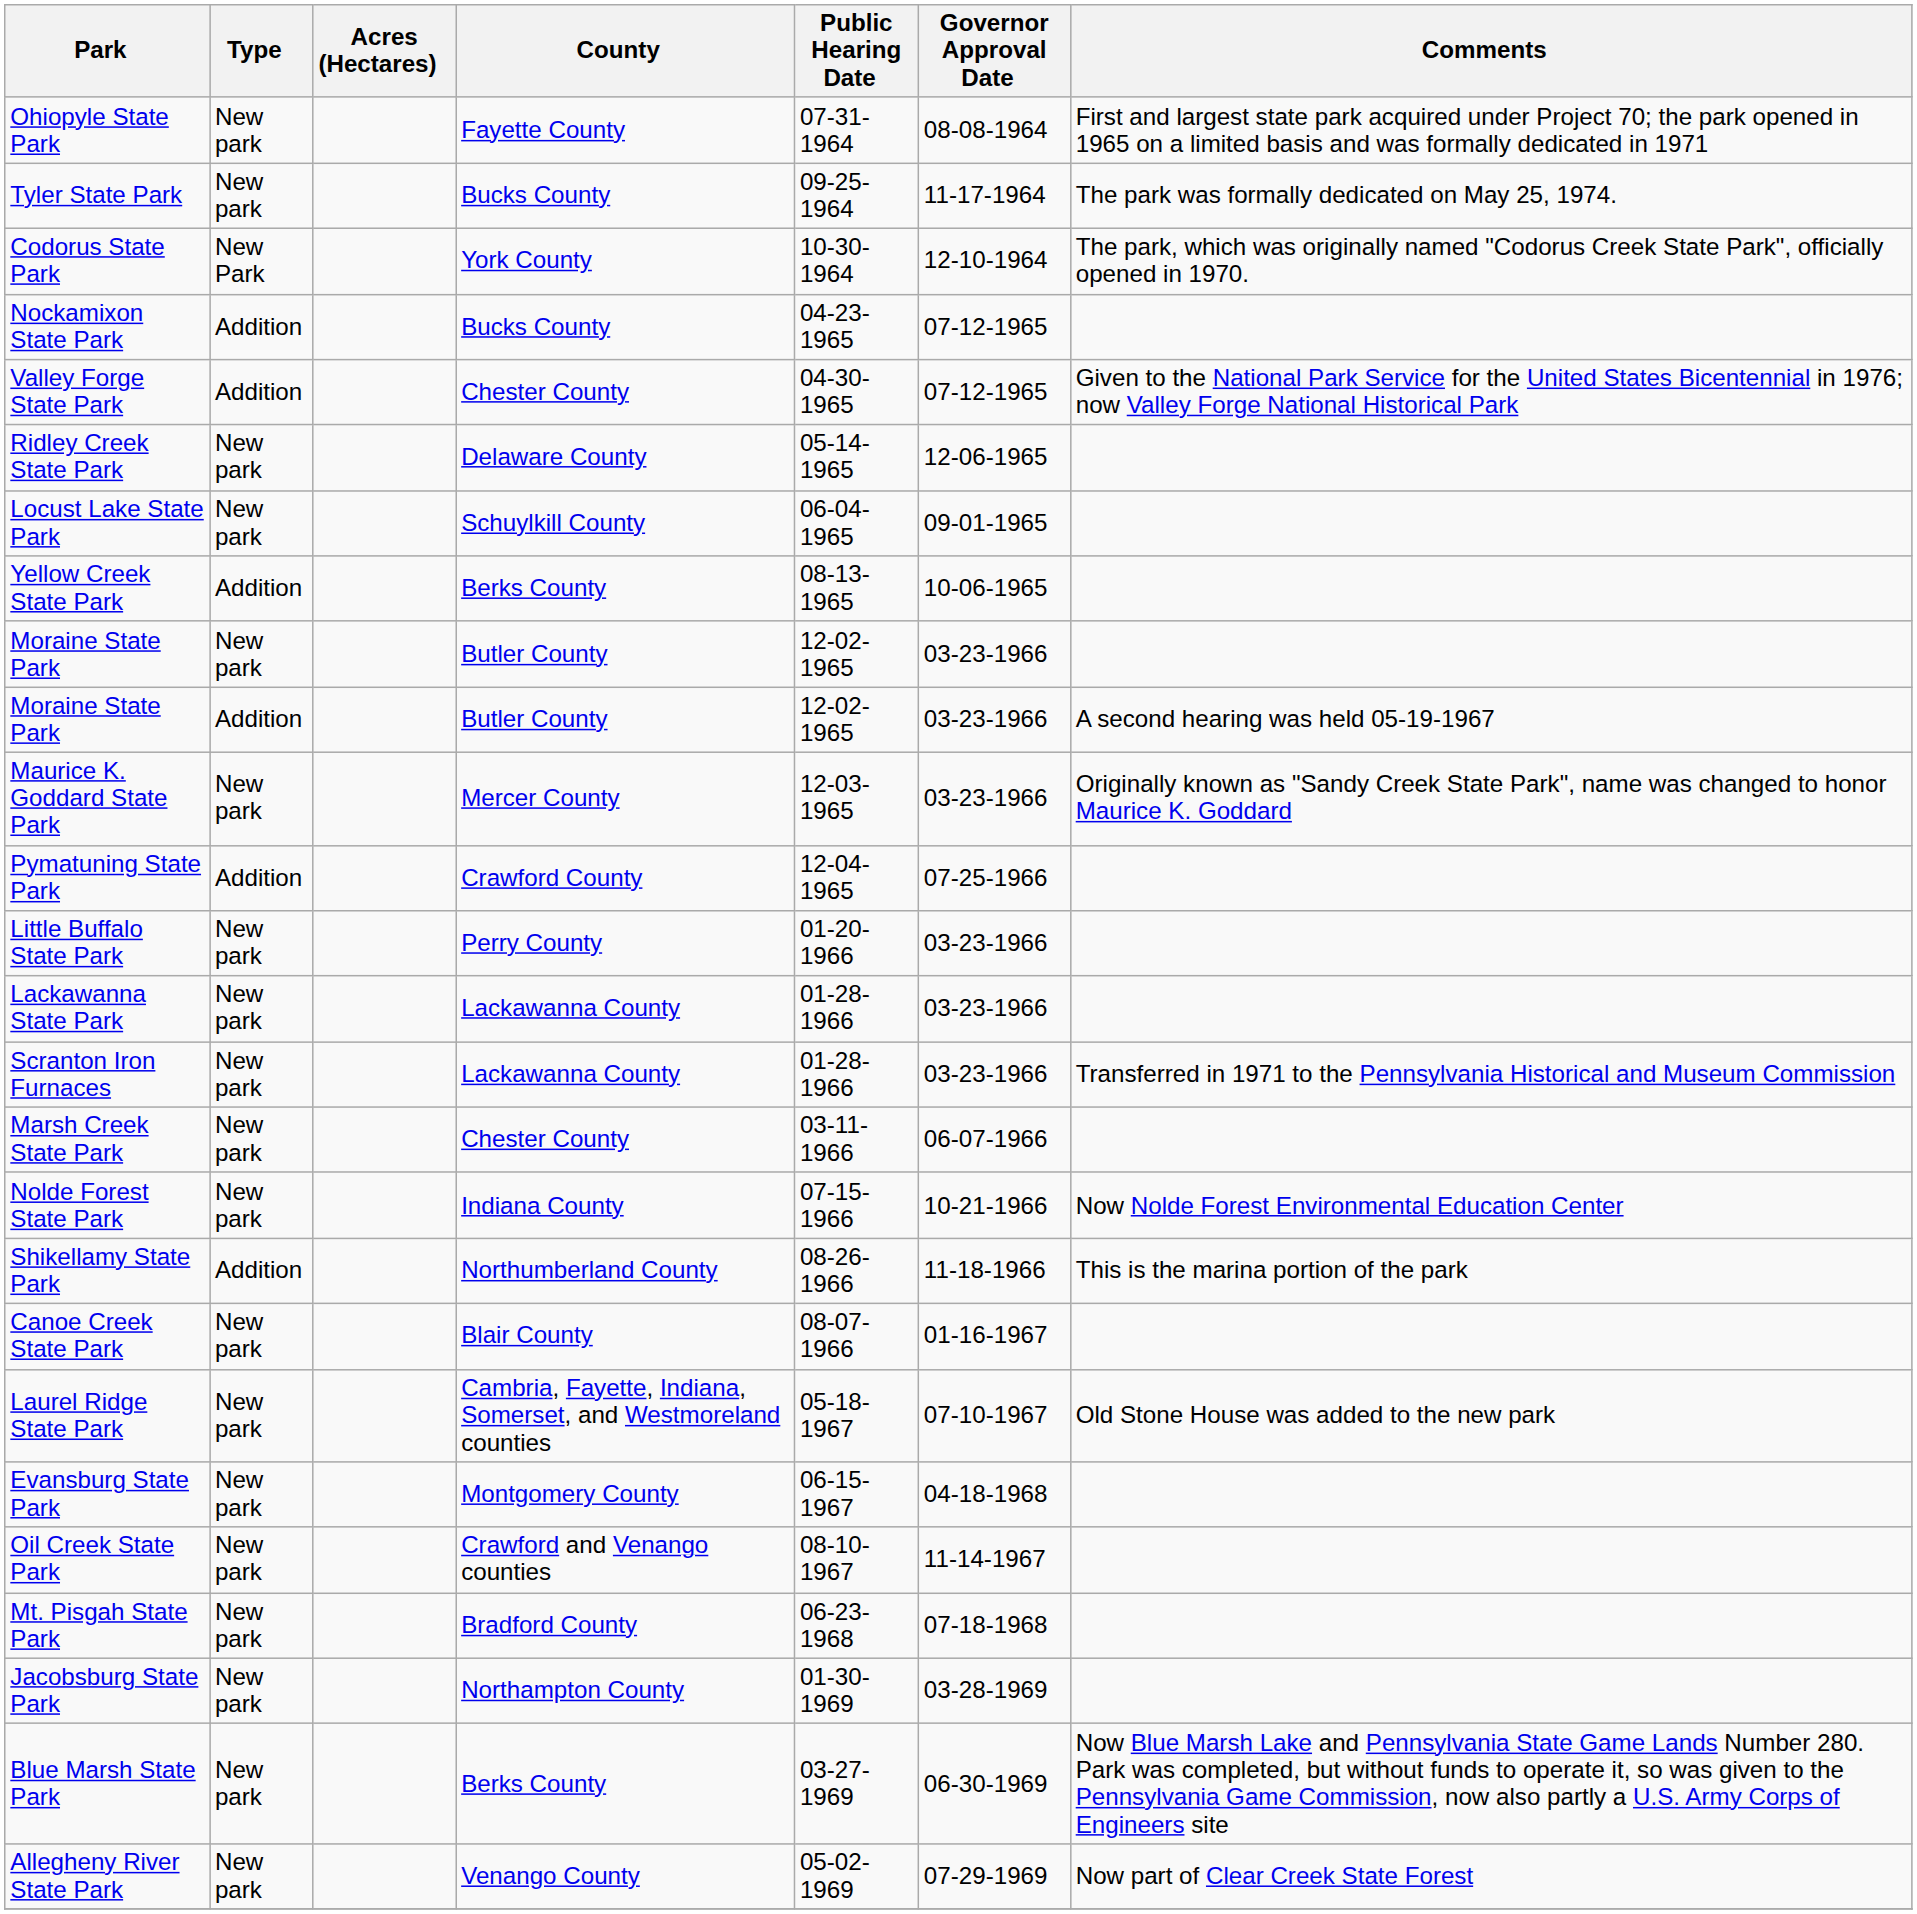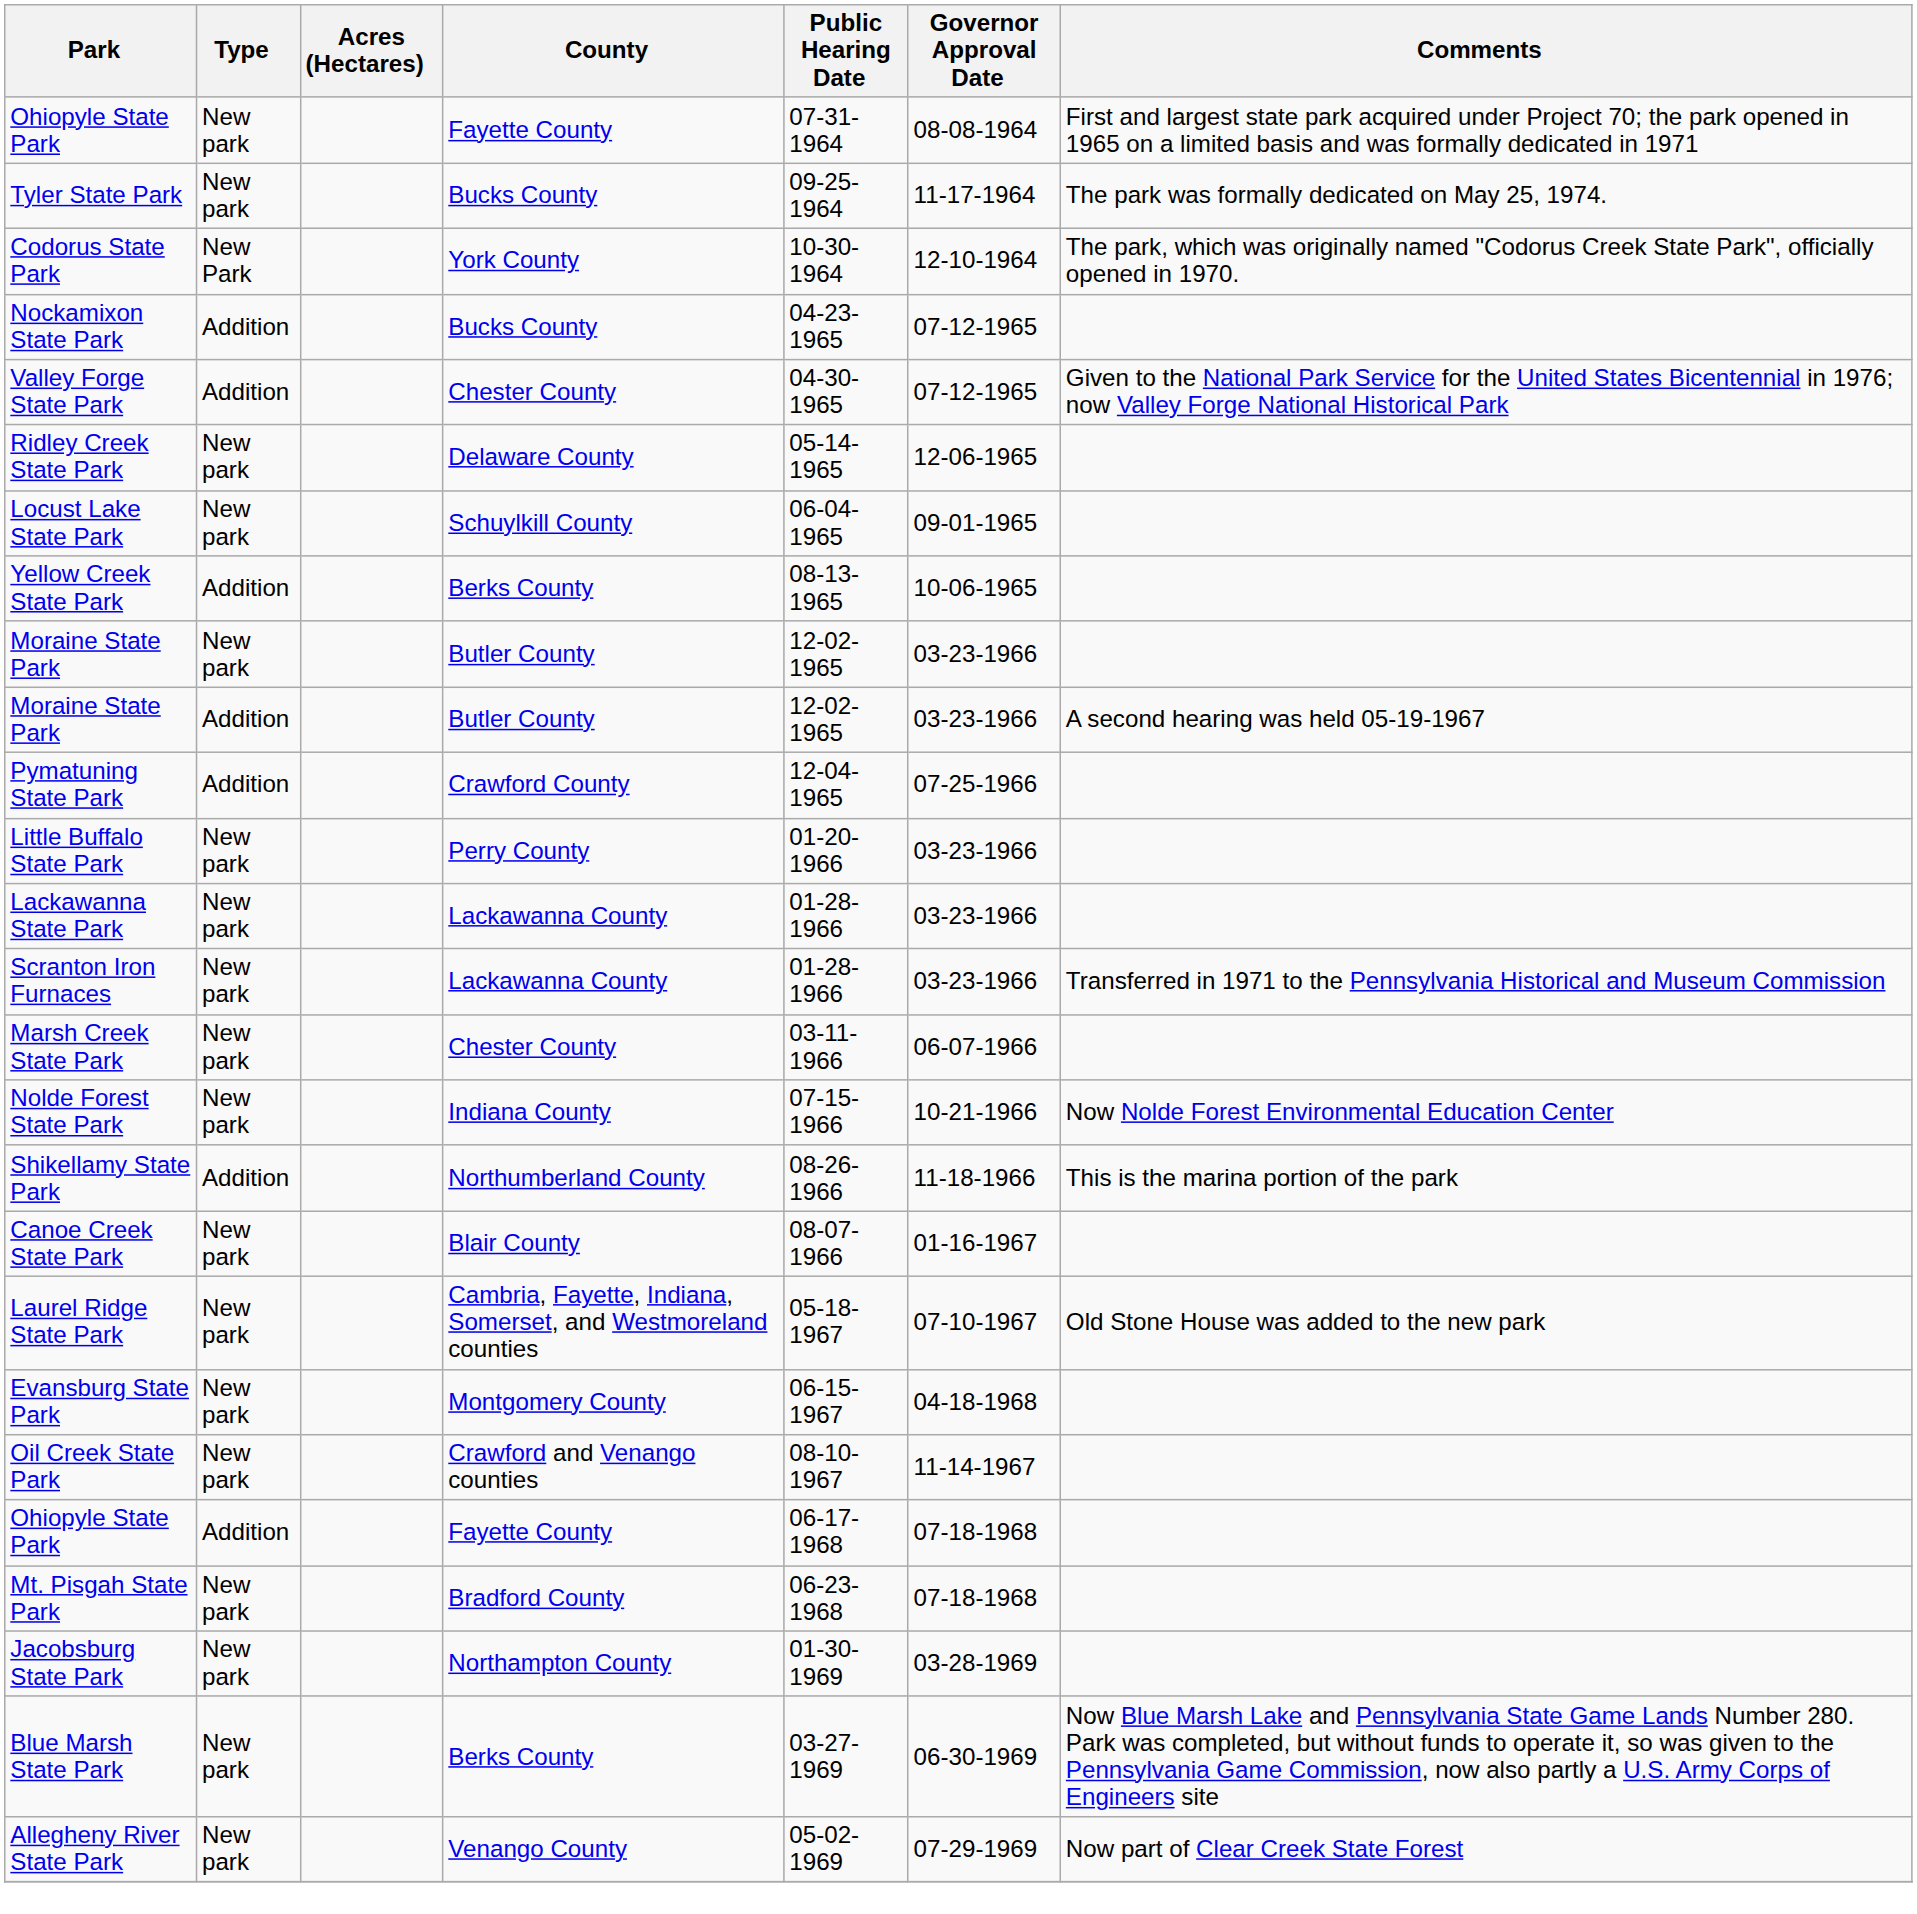- row: (89, 798)
+ row: (90, 1532)
